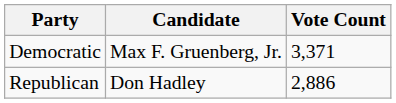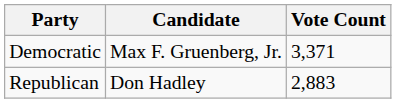(313, 82) 2,886 -> (313, 82) 2,883
